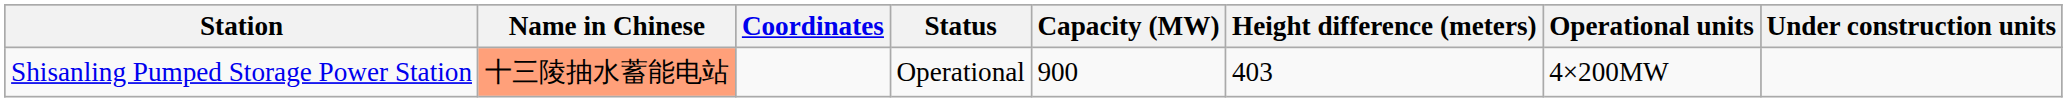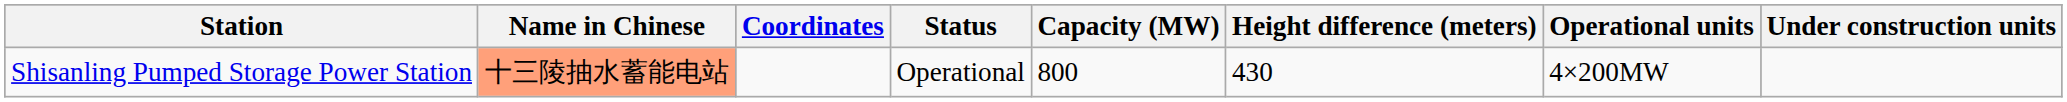(1058, 71) 900 -> (1058, 71) 800
(1252, 71) 403 -> (1252, 71) 430
